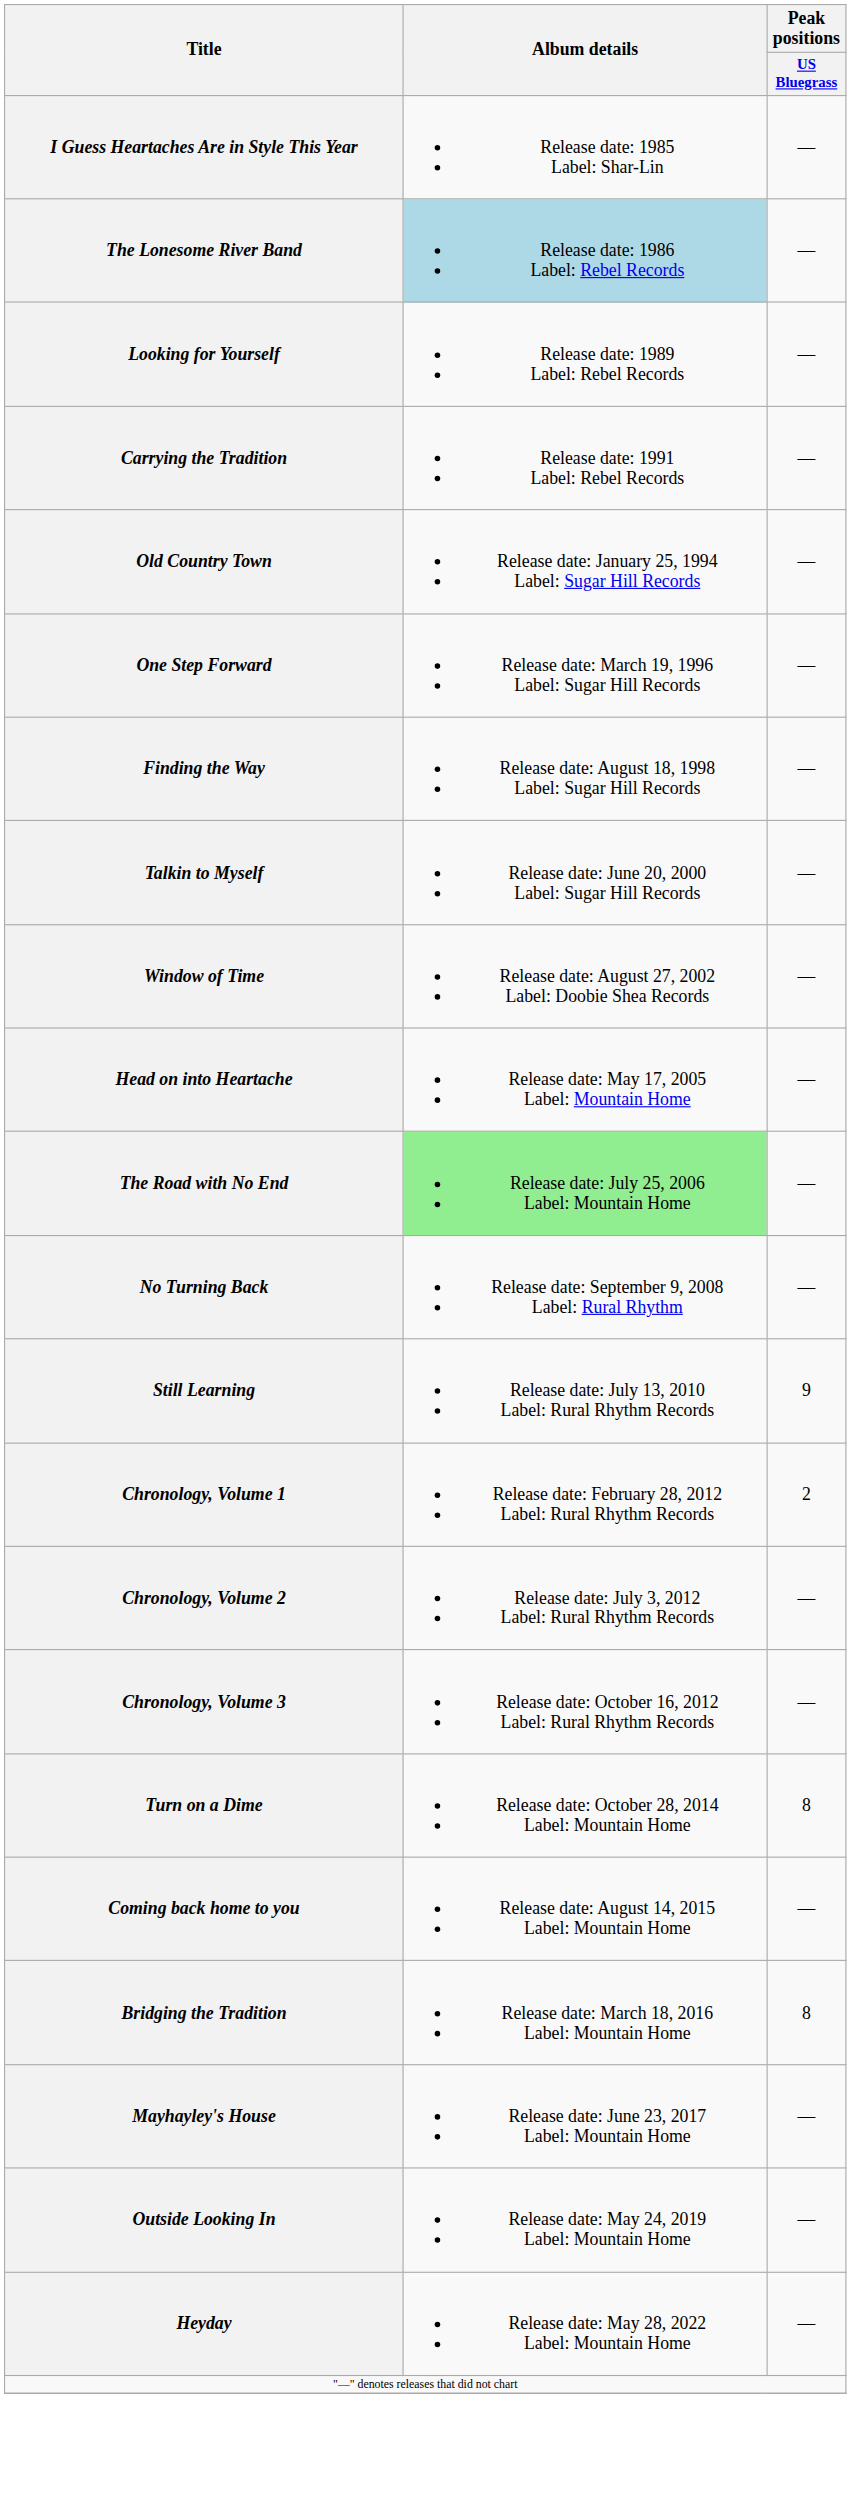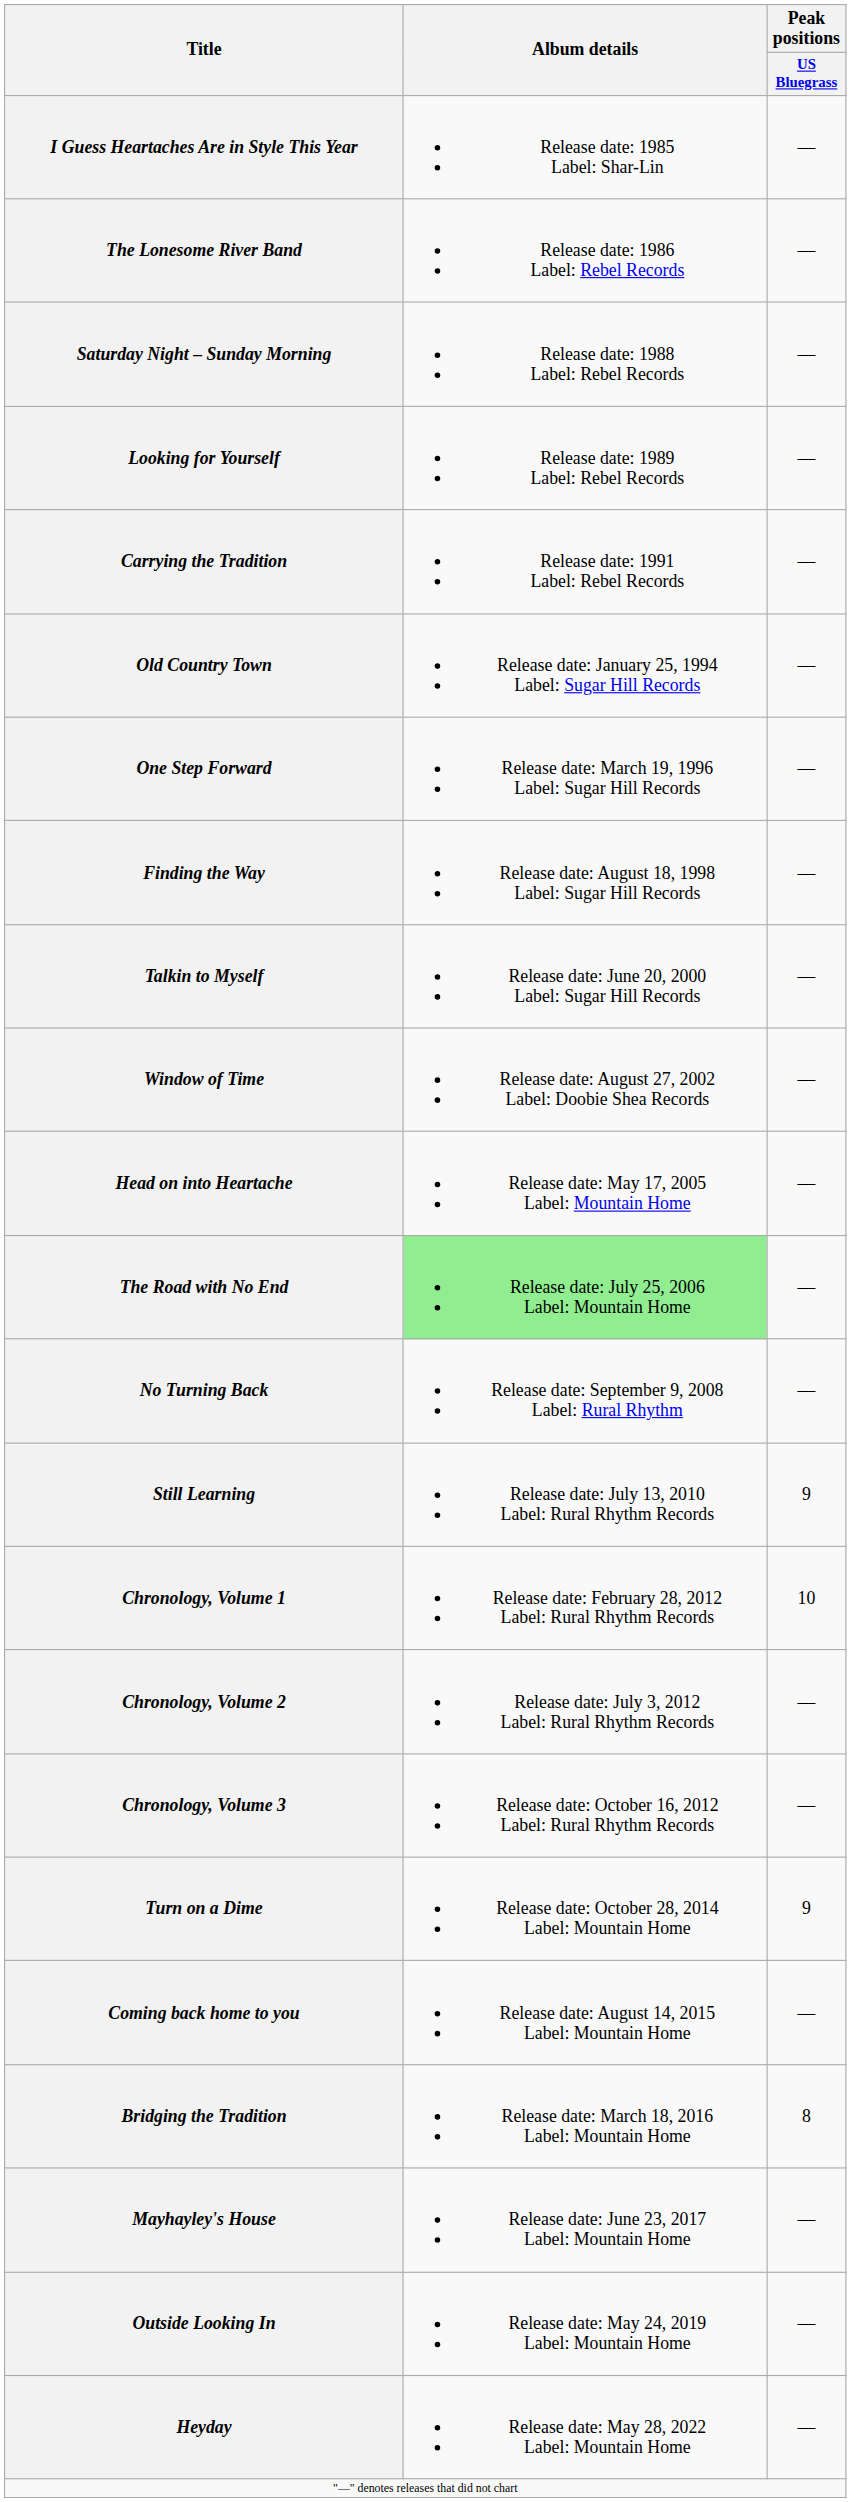(585, 261) lightblue background -> (585, 261) no background
+ row: (204, 354)
(806, 1494) 2 -> (806, 1598) 10
(806, 1805) 8 -> (806, 1908) 9
